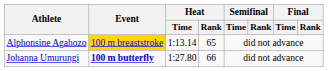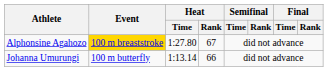(182, 43) 1:13.14 -> (182, 43) 1:27.80
(211, 43) 65 -> (211, 43) 67
(122, 58) bold -> (120, 58) normal
(182, 58) 1:27.80 -> (182, 58) 1:13.14
